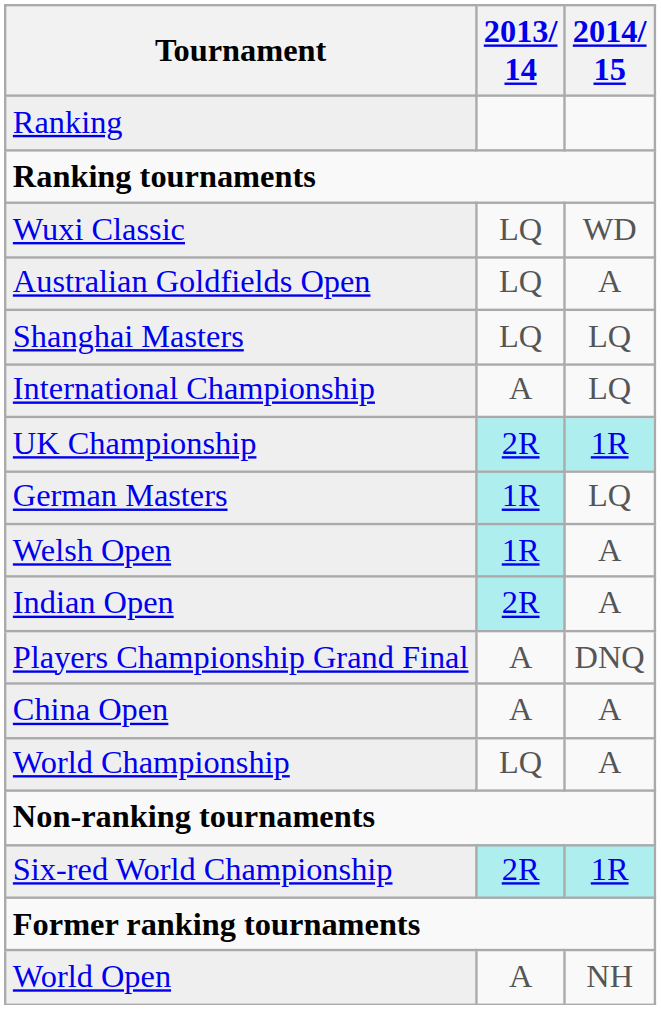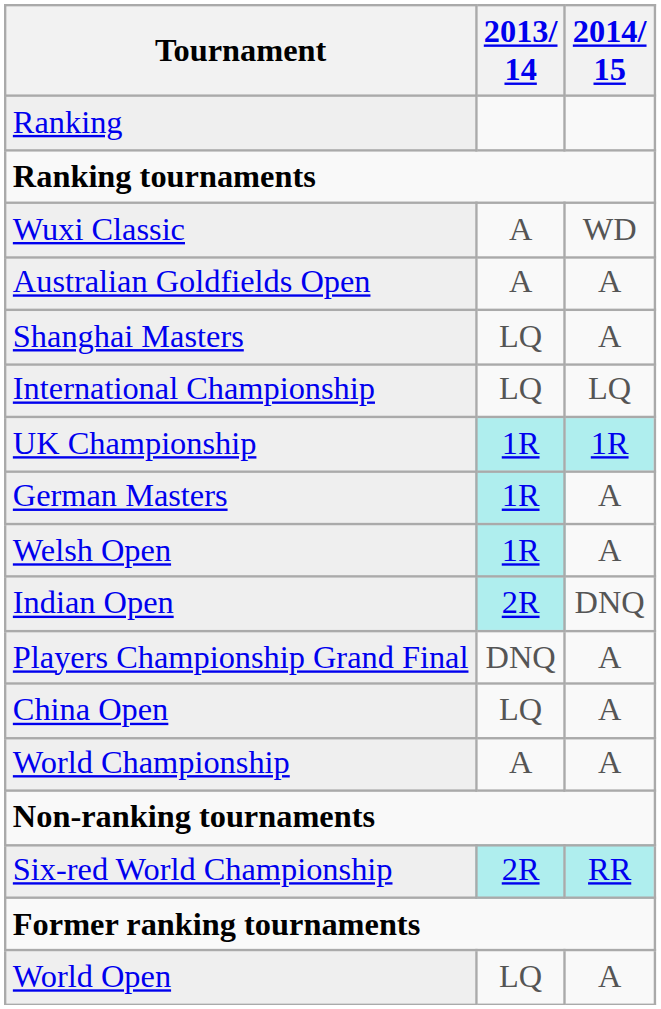(521, 229) LQ -> (521, 229) A
(521, 282) LQ -> (521, 282) A
(610, 335) LQ -> (610, 335) A
(521, 389) A -> (521, 389) LQ
(521, 442) 2R -> (521, 442) 1R
(610, 496) LQ -> (610, 496) A
(610, 602) A -> (610, 602) DNQ
(521, 656) A -> (521, 656) DNQ
(610, 656) DNQ -> (610, 656) A
(521, 709) A -> (521, 709) LQ
(521, 763) LQ -> (521, 763) A
(610, 869) 1R -> (610, 869) RR
(521, 976) A -> (521, 976) LQ
(610, 976) NH -> (610, 976) A
